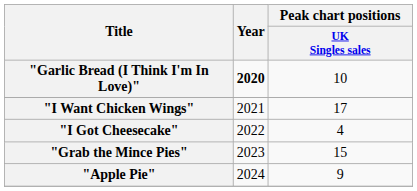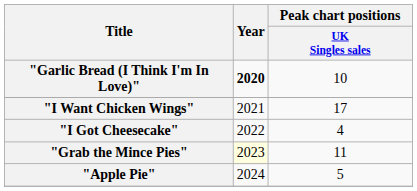(251, 152) no background -> (251, 152) lightyellow background
(340, 152) 15 -> (340, 152) 11
(340, 174) 9 -> (340, 174) 5
